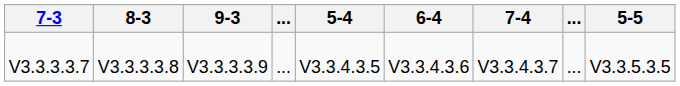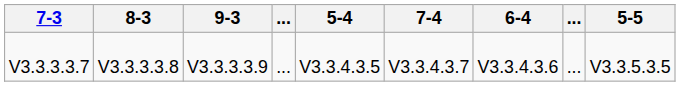columns swapped: (429, 18) <-> (518, 18)
